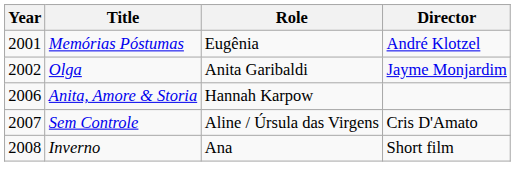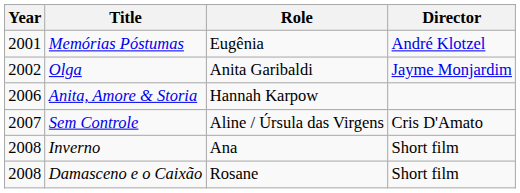+ row: (126, 174)
